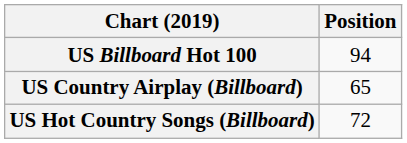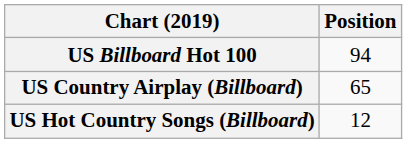(360, 120) 72 -> (360, 120) 12
